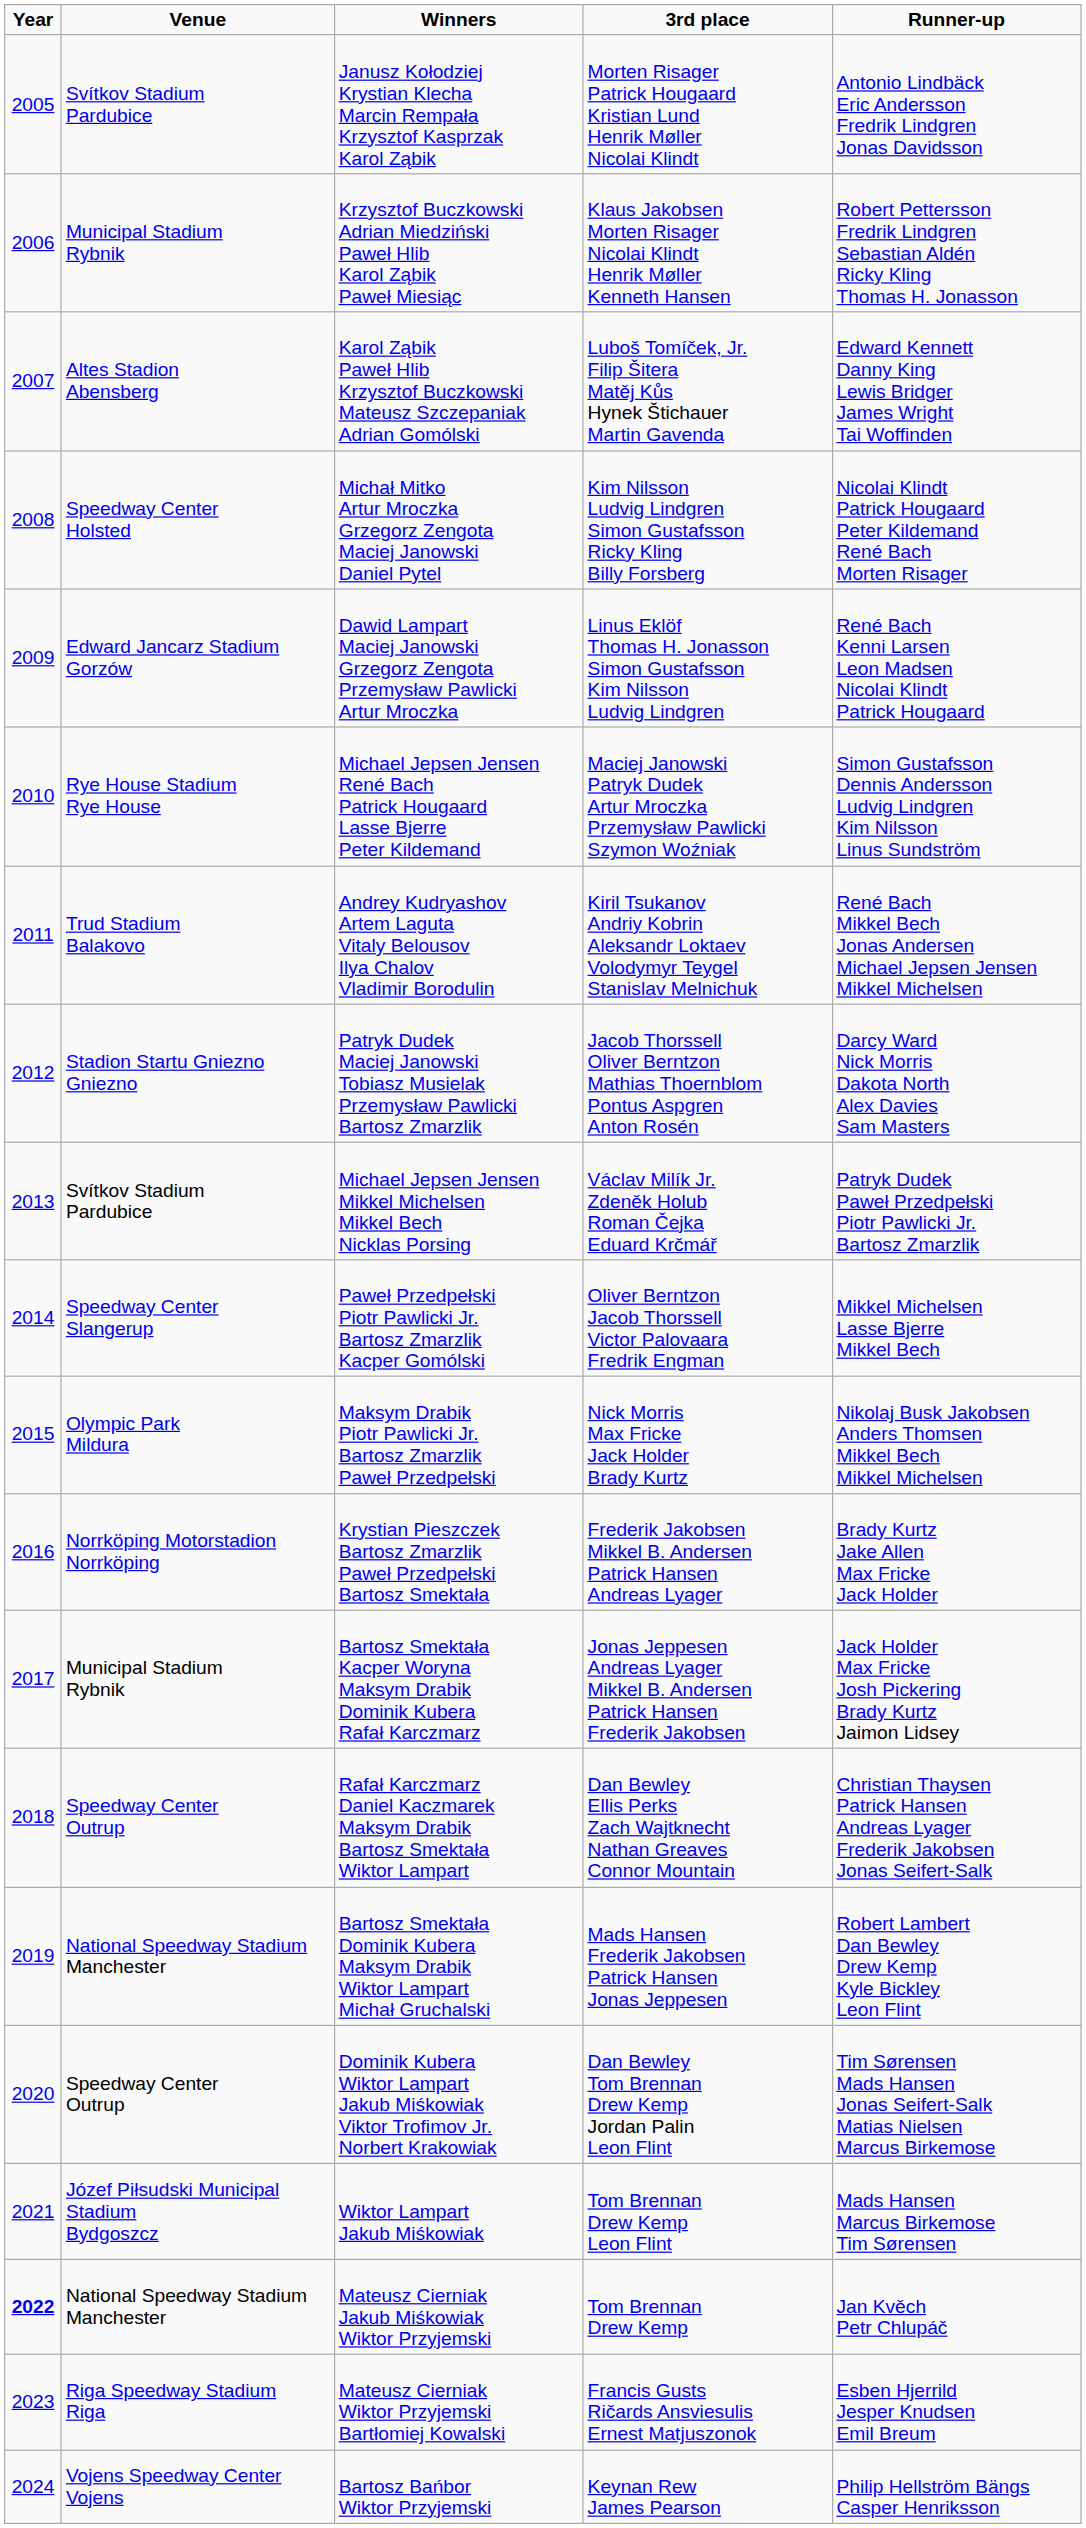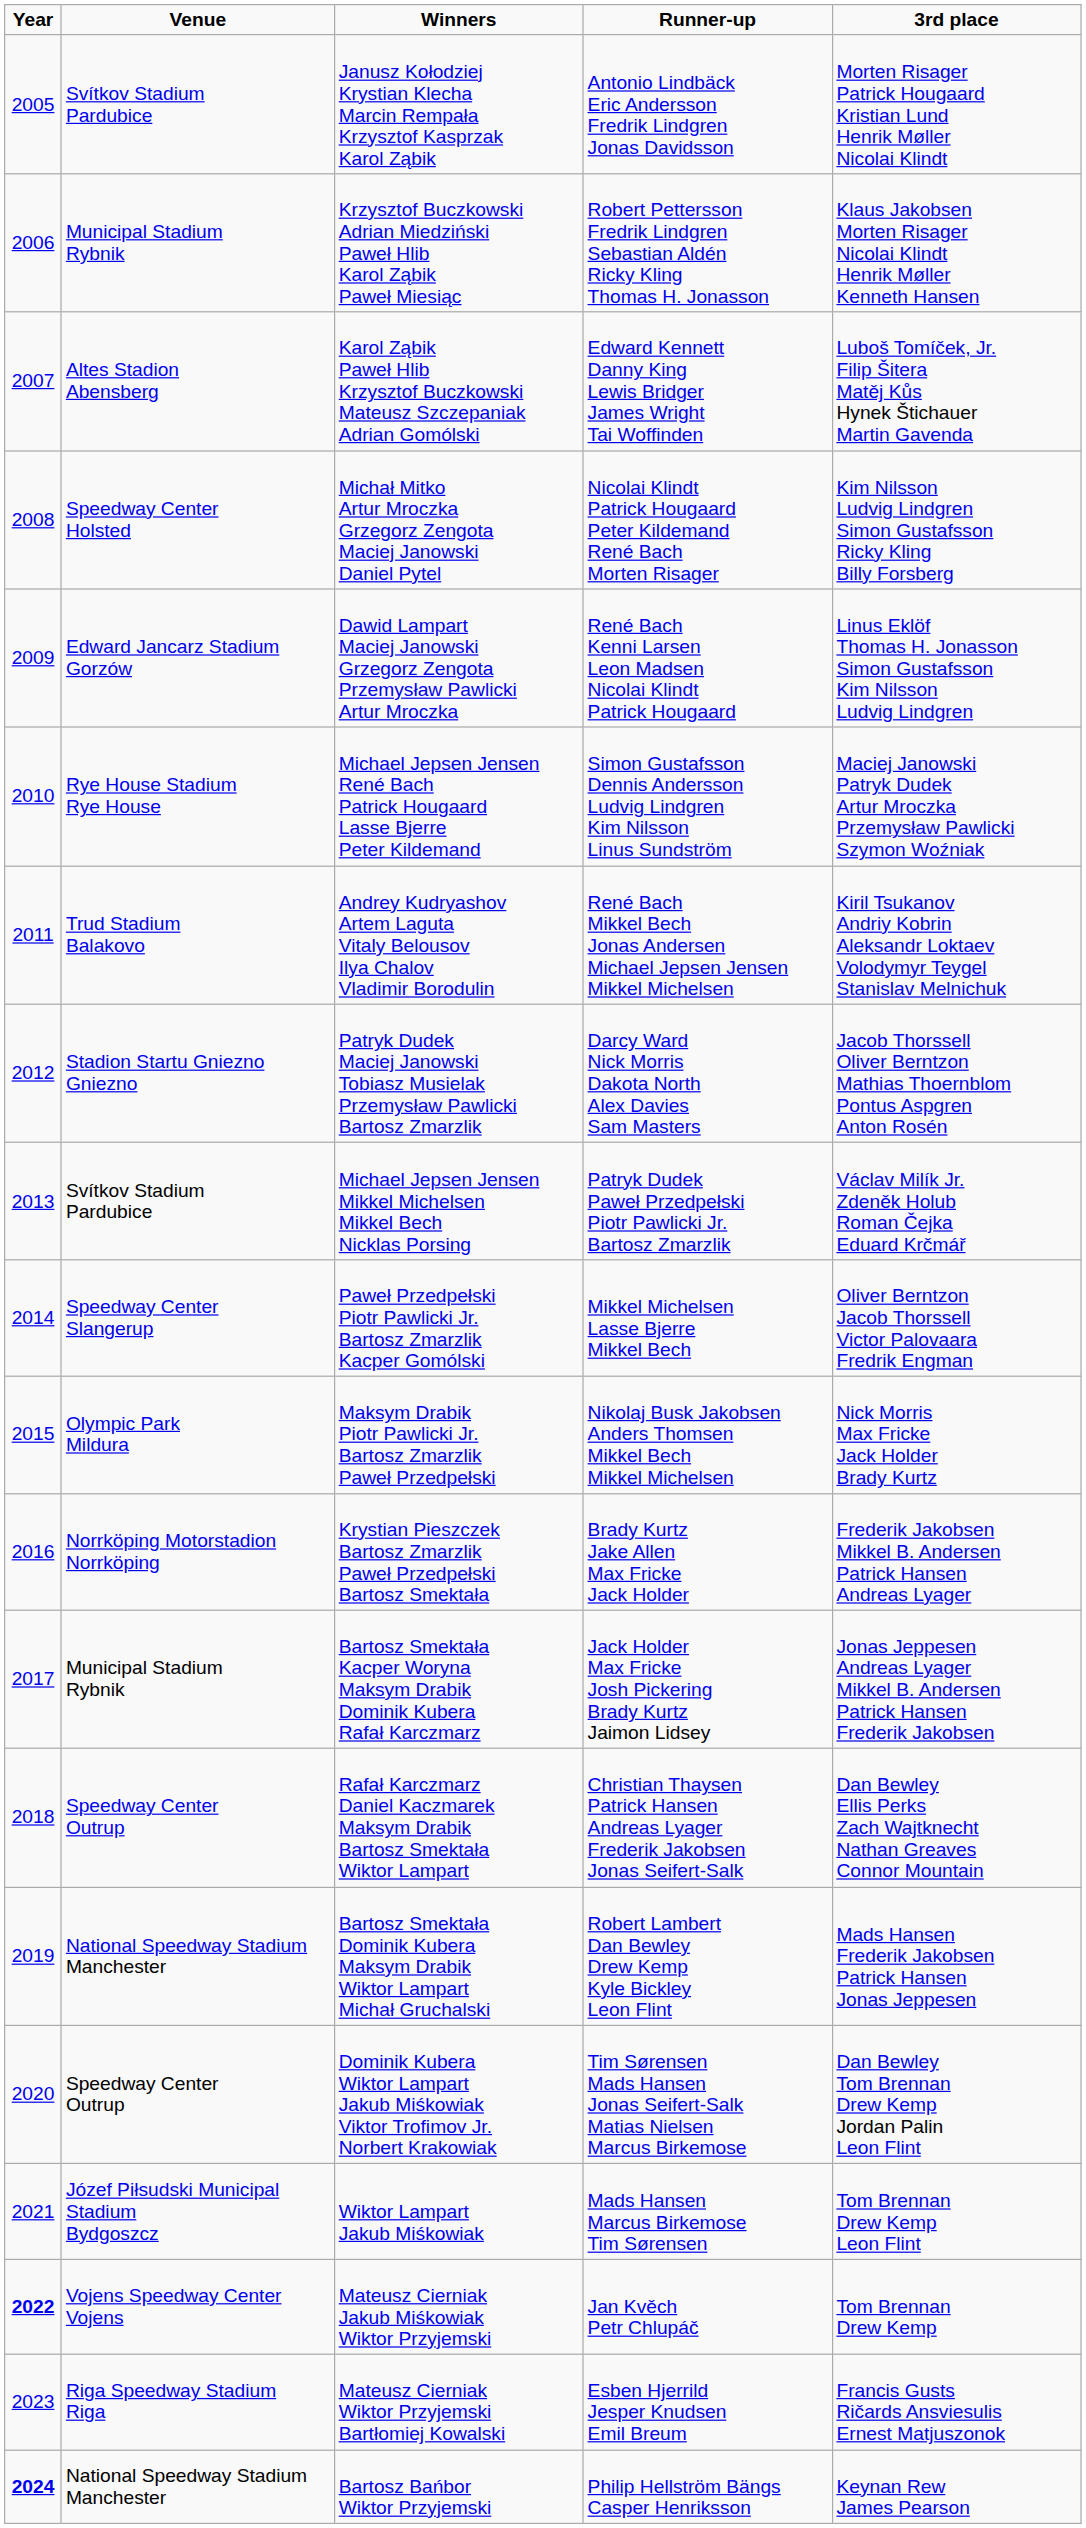columns swapped: (956, 19) <-> (708, 19)
(186, 2306) National Speedway Stadium Manchester -> (174, 2306) Vojens Speedway Center Vojens
(33, 2486) normal -> (33, 2486) bold
(174, 2486) Vojens Speedway Center Vojens -> (186, 2486) National Speedway Stadium Manchester
